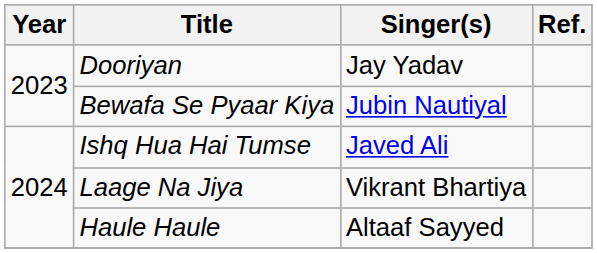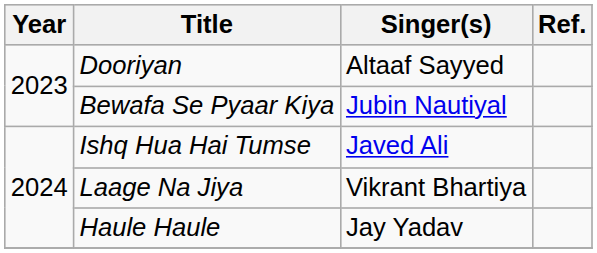(405, 65) Jay Yadav -> (425, 65) Altaaf Sayyed
(425, 227) Altaaf Sayyed -> (405, 227) Jay Yadav
